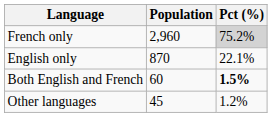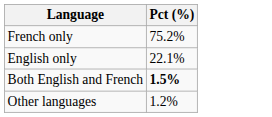- column: (181, 15)
(237, 36) lightgrey background -> (167, 36) no background
